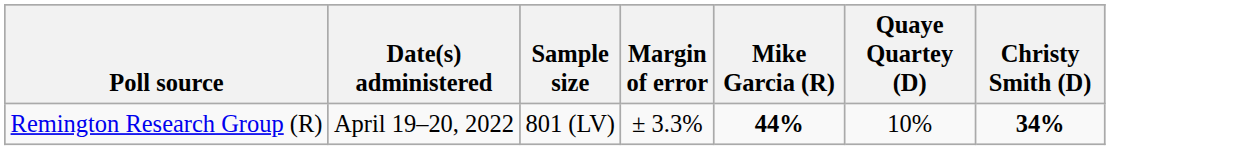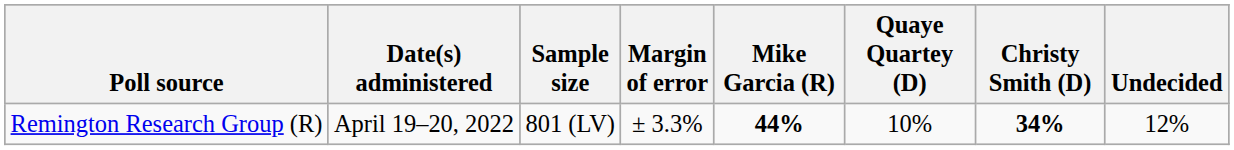+ column: (1167, 82)
